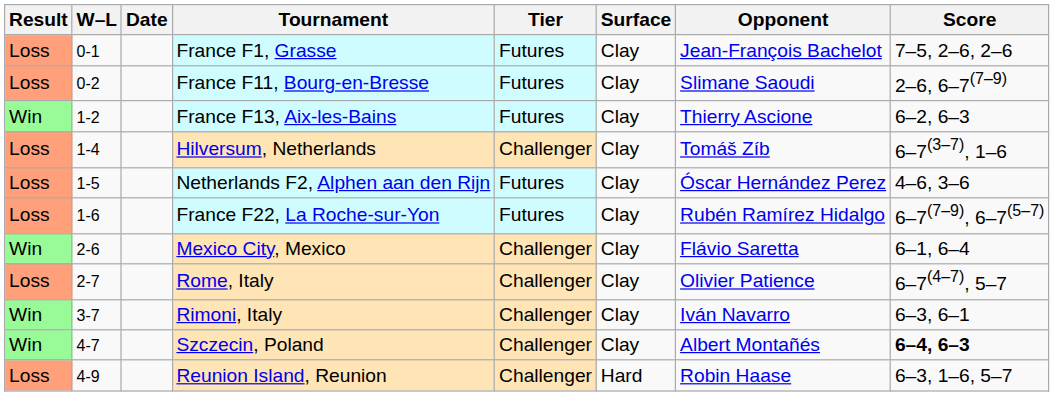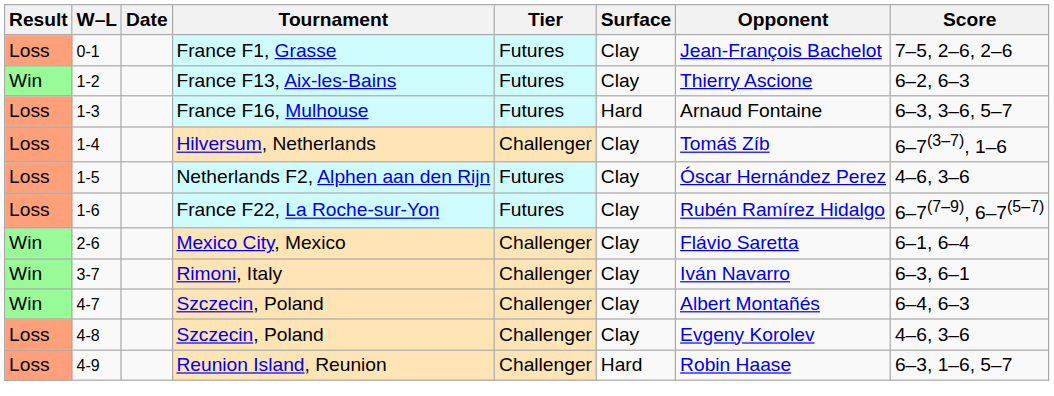- row: (88, 84)
+ row: (88, 112)
- row: (88, 282)
(932, 344) bold -> (932, 304) normal
+ row: (88, 335)
